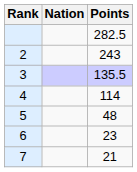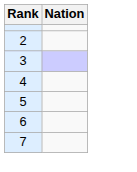- column: (110, 14)
